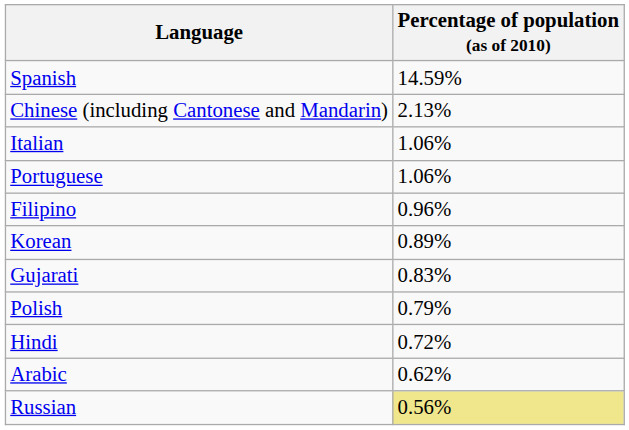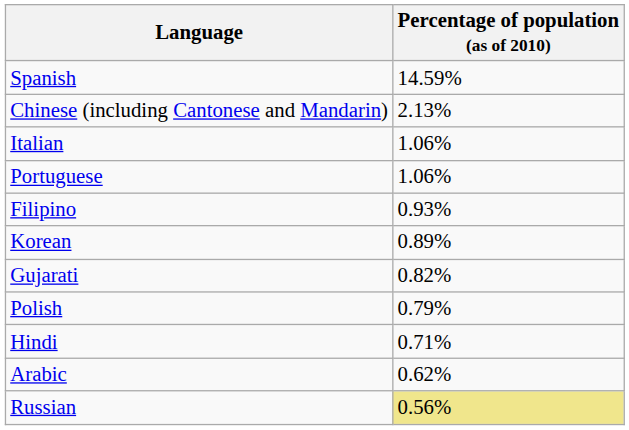(424, 209) 0.96% -> (424, 209) 0.93%
(424, 275) 0.83% -> (424, 275) 0.82%
(424, 341) 0.72% -> (424, 341) 0.71%
